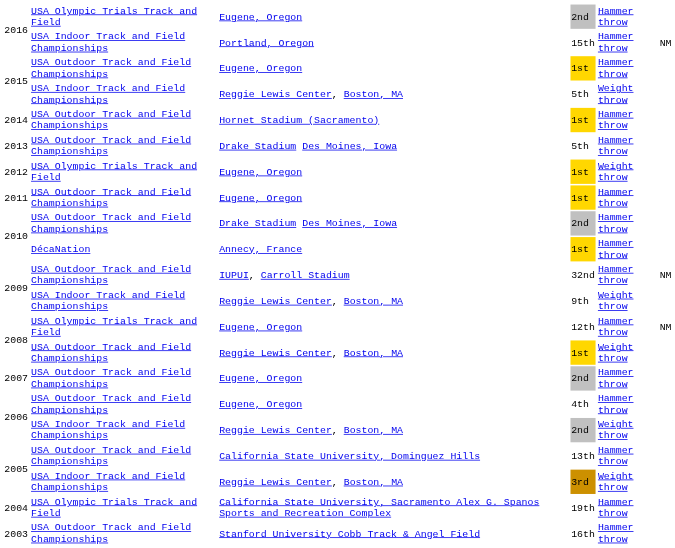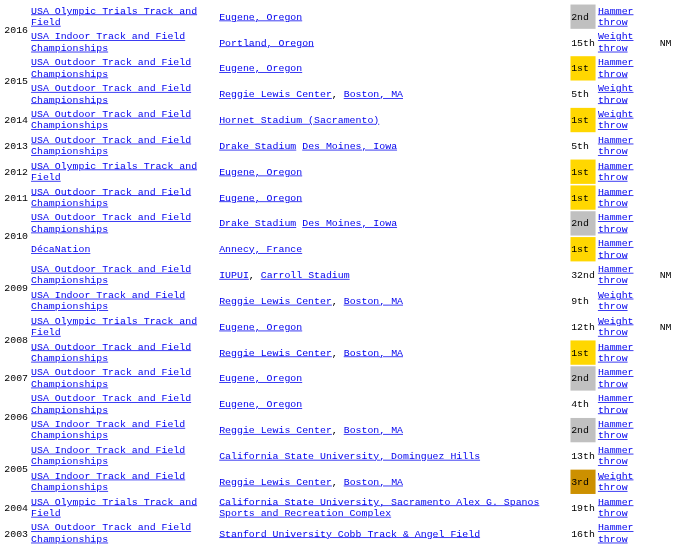(616, 43) Hammer throw -> (616, 43) Weight throw
(108, 94) USA Indoor Track and Field Championships -> (111, 94) USA Outdoor Track and Field Championships
(616, 120) Hammer throw -> (616, 120) Weight throw
(616, 172) Weight throw -> (616, 172) Hammer throw
(616, 327) Hammer throw -> (616, 327) Weight throw
(616, 353) Weight throw -> (616, 353) Hammer throw
(616, 430) Weight throw -> (616, 430) Hammer throw
(111, 456) USA Outdoor Track and Field Championships -> (108, 456) USA Indoor Track and Field Championships
